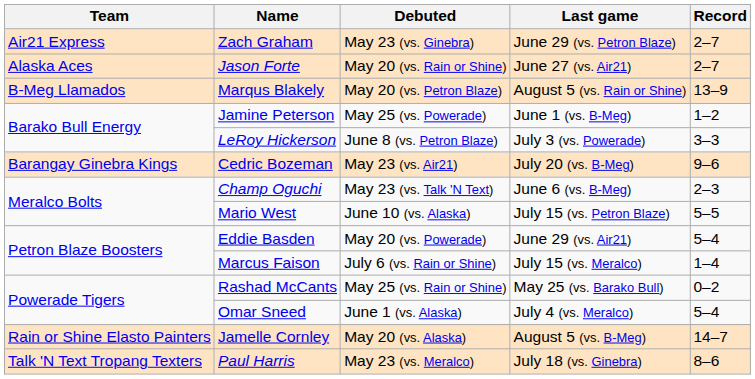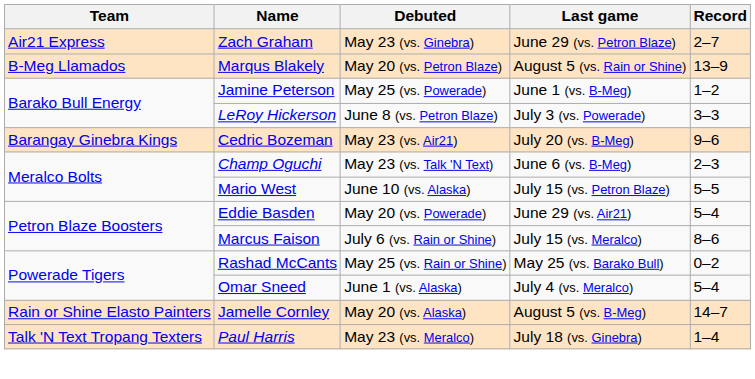- row: (259, 66)
(706, 262) 1–4 -> (706, 238) 8–6
(706, 361) 8–6 -> (706, 336) 1–4
